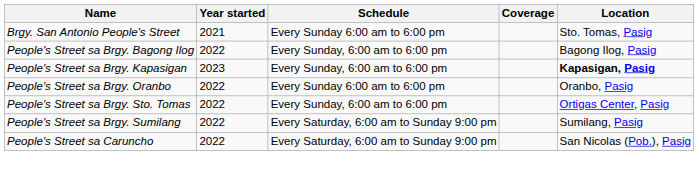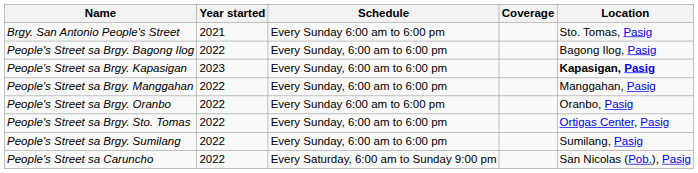+ row: (100, 86)
(384, 123) Every Saturday, 6:00 am to Sunday 9:00 pm -> (359, 141) Every Sunday, 6:00 am to 6:00 pm
